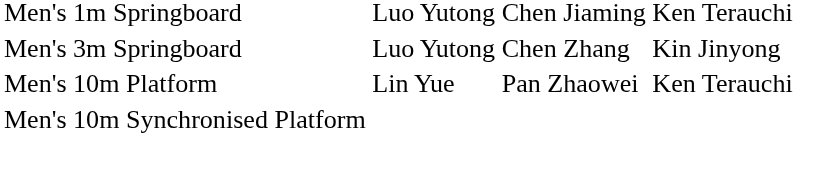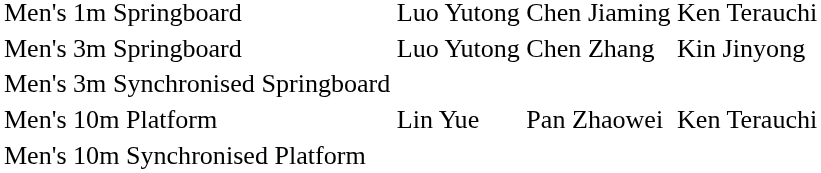+ row: (197, 83)
